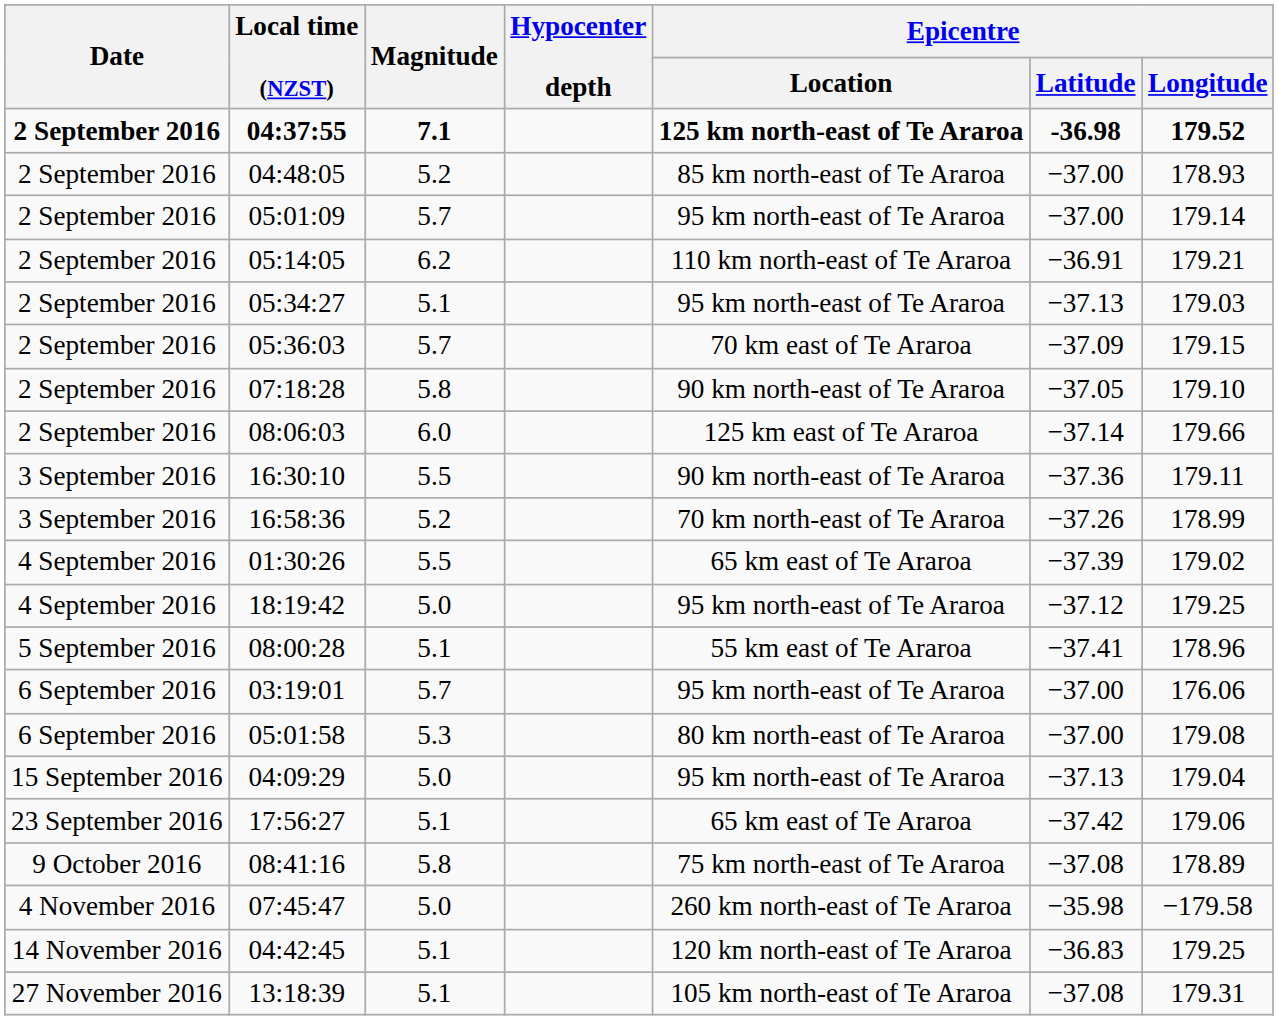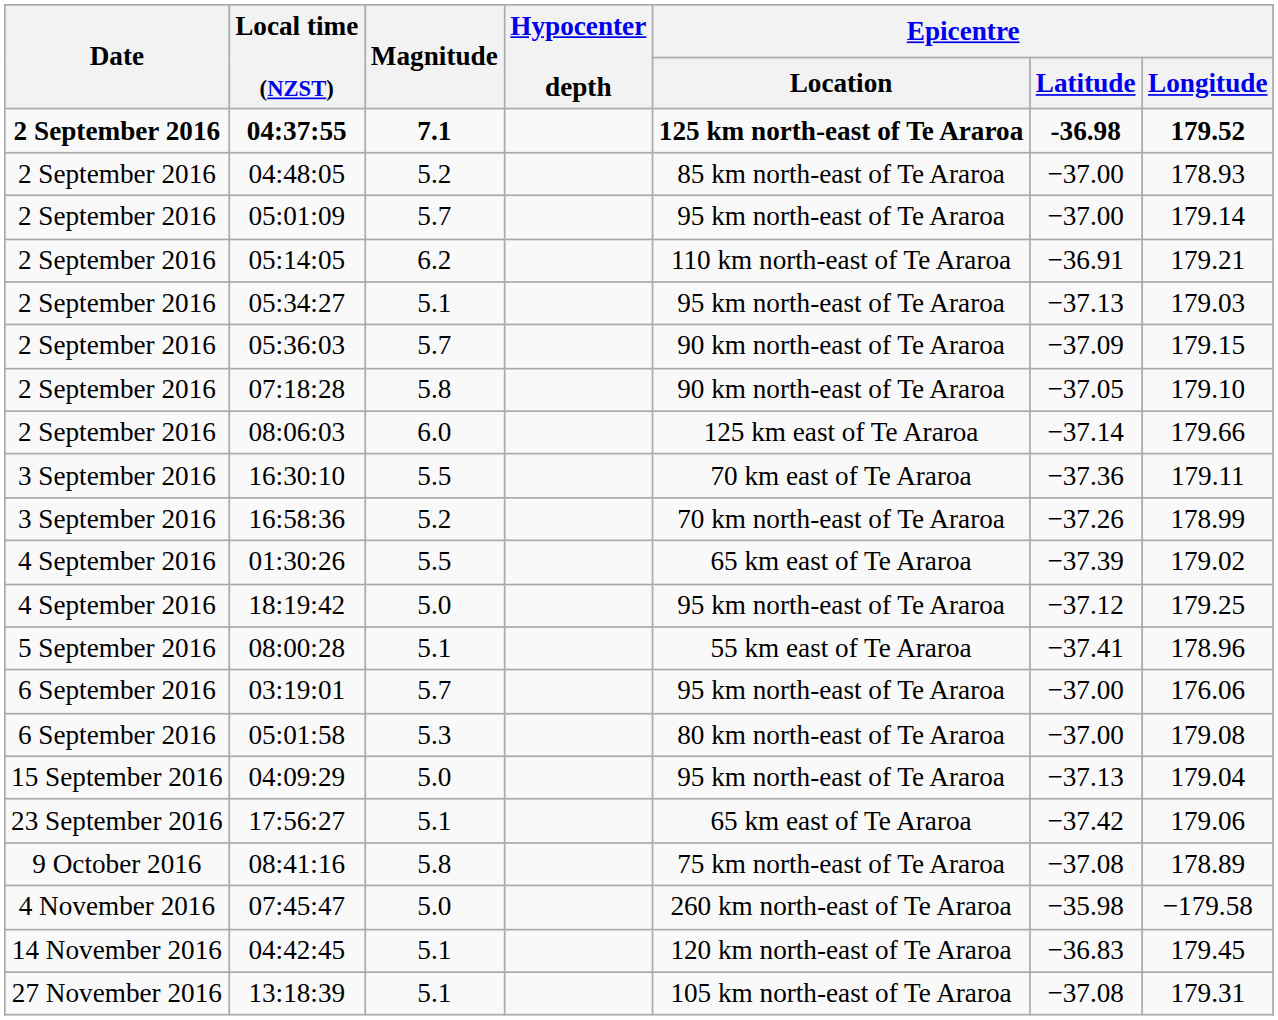(841, 346) 70 km east of Te Araroa -> (841, 346) 90 km north-east of Te Araroa
(841, 475) 90 km north-east of Te Araroa -> (841, 475) 70 km east of Te Araroa
(1208, 950) 179.25 -> (1208, 950) 179.45
